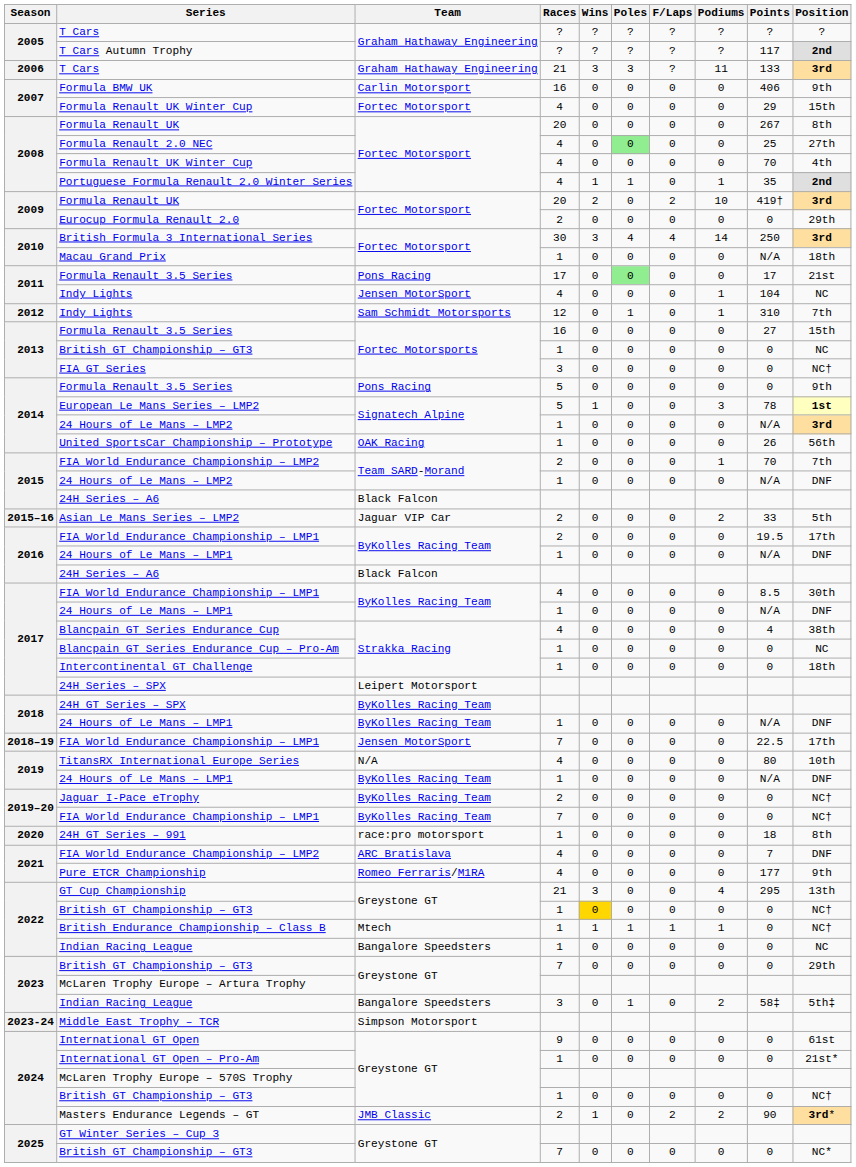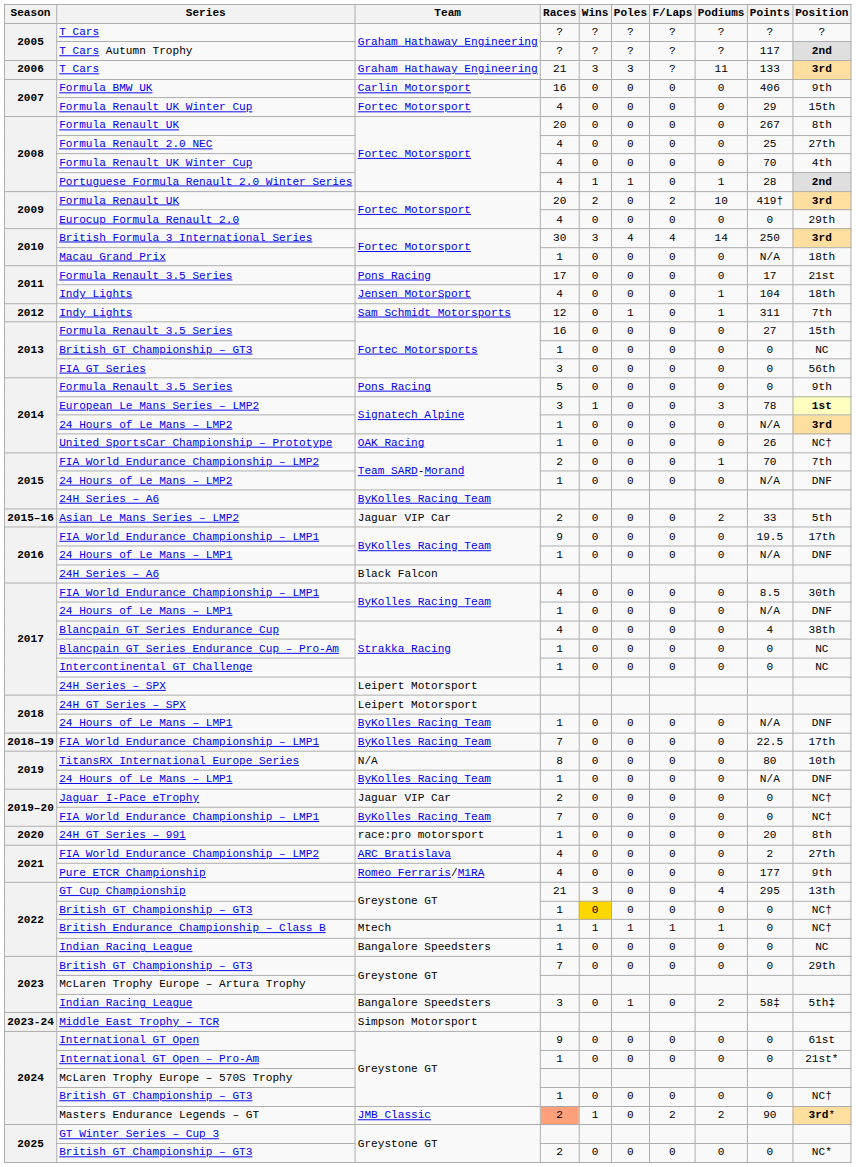(630, 144) lightgreen background -> (630, 144) no background
(770, 182) 35 -> (770, 182) 28
(560, 219) 2 -> (560, 219) 4
(630, 275) lightgreen background -> (630, 275) no background
(822, 294) NC -> (822, 294) 18th
(770, 312) 310 -> (770, 312) 311
(822, 368) NC† -> (822, 368) 56th
(560, 406) 5 -> (560, 406) 3
(822, 443) 56th -> (822, 443) NC†
(398, 499) Black Falcon -> (424, 499) ByKolles Racing Team
(560, 536) 2 -> (560, 536) 9
(822, 667) 18th -> (822, 667) NC
(424, 704) ByKolles Racing Team -> (418, 704) Leipert Motorsport
(414, 742) Jensen MotorSport -> (424, 742) ByKolles Racing Team
(560, 760) 4 -> (560, 760) 8
(424, 798) ByKolles Racing Team -> (404, 798) Jaguar VIP Car
(770, 835) 18 -> (770, 835) 20
(770, 854) 7 -> (770, 854) 2
(822, 854) DNF -> (822, 854) 27th
(560, 1115) no background -> (560, 1115) lightsalmon background
(560, 1153) 7 -> (560, 1153) 2
